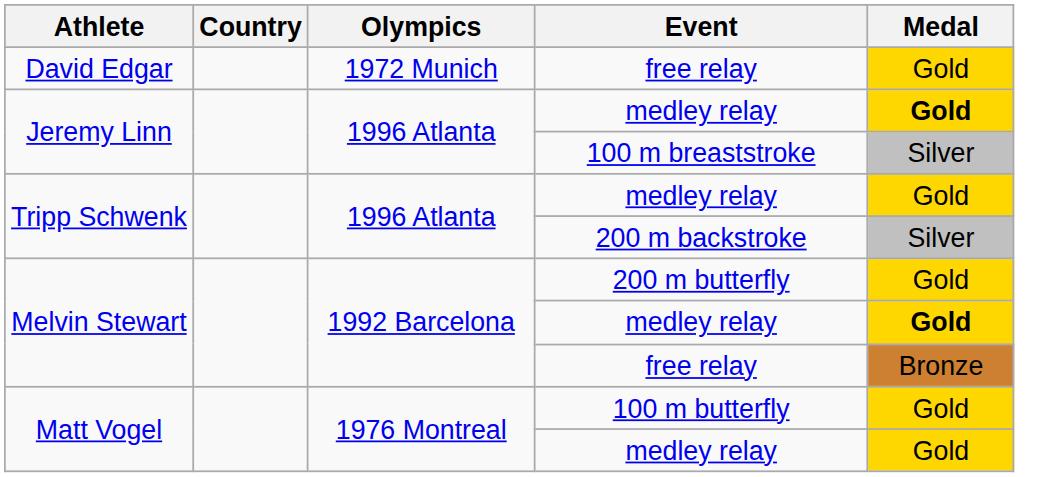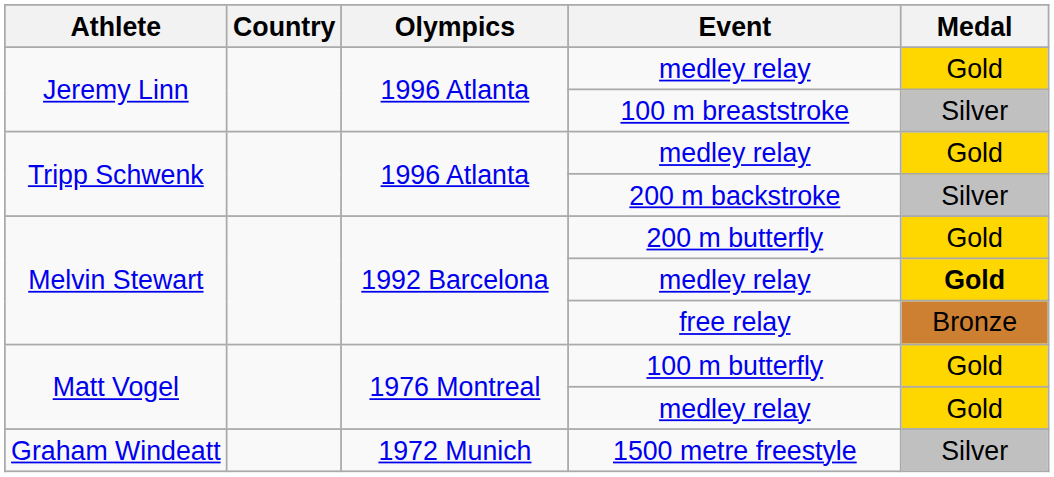- row: (99, 69)
(941, 111) bold -> (975, 69) normal
+ row: (116, 450)
